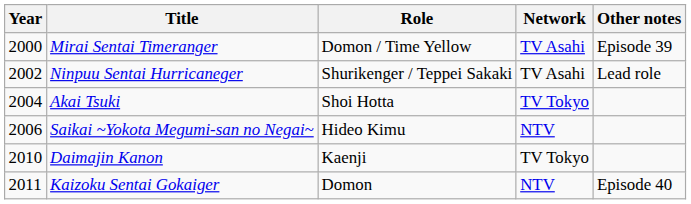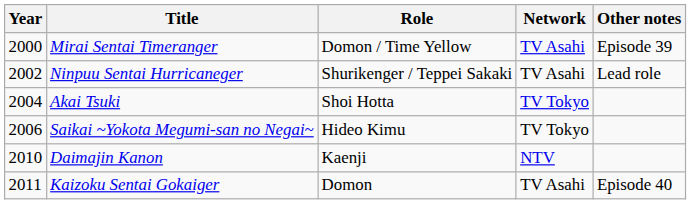(537, 129) NTV -> (555, 129) TV Tokyo
(555, 157) TV Tokyo -> (537, 157) NTV
(537, 185) NTV -> (553, 185) TV Asahi
